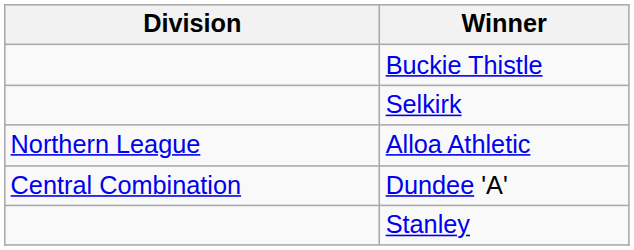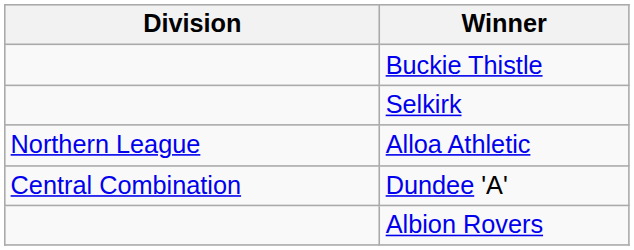- row: (428, 225)
+ row: (464, 225)
